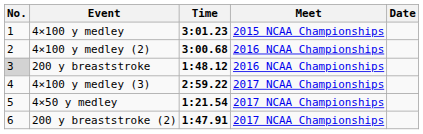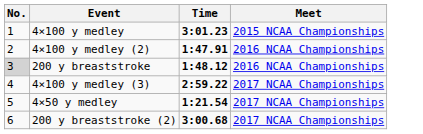- column: (403, 13)
(205, 49) 3:00.68 -> (205, 49) 1:47.91
(205, 120) 1:47.91 -> (205, 120) 3:00.68
